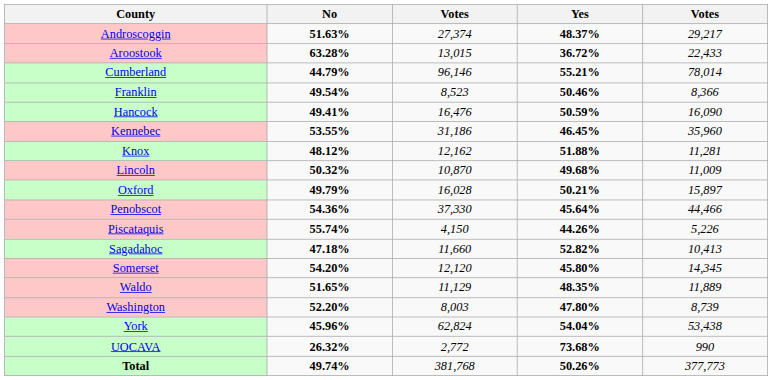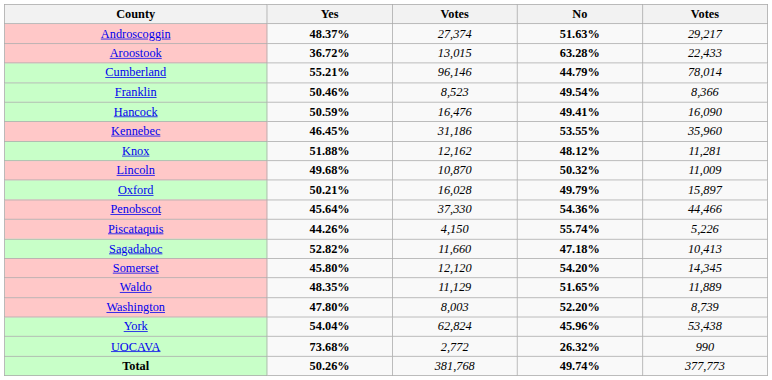columns swapped: (580, 14) <-> (330, 14)
